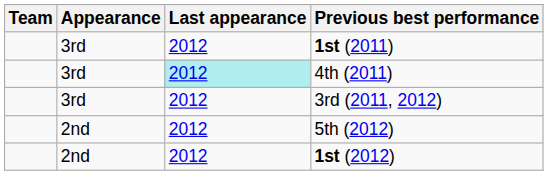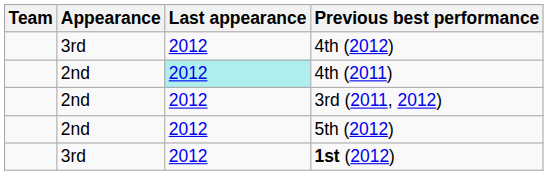+ row: (354, 45)
- row: (354, 45)
(73, 73) 3rd -> (75, 73) 2nd
(73, 101) 3rd -> (75, 101) 2nd
(75, 156) 2nd -> (73, 156) 3rd
